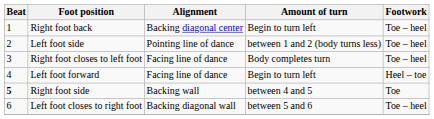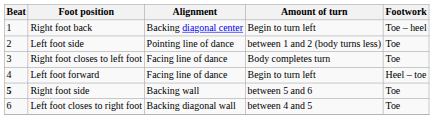(406, 43) Toe – heel -> (393, 43) Toe
(406, 59) Toe – heel -> (393, 59) Toe
(280, 91) between 4 and 5 -> (280, 91) between 5 and 6
(280, 106) between 5 and 6 -> (280, 106) between 4 and 5
(406, 106) Toe – heel -> (393, 106) Toe
